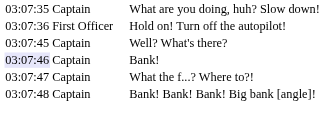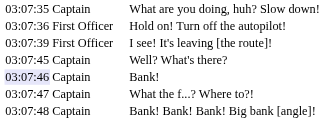+ row: (201, 43)
